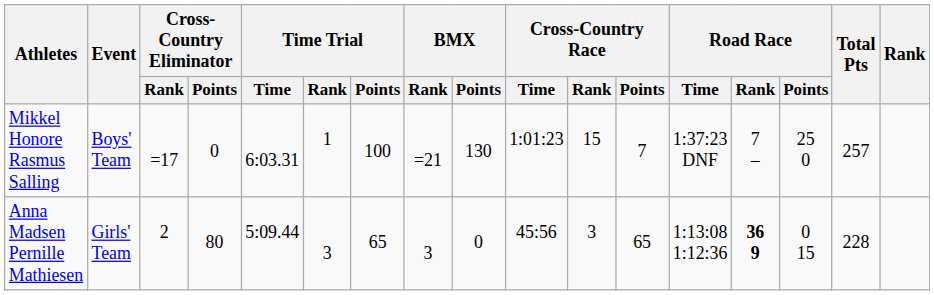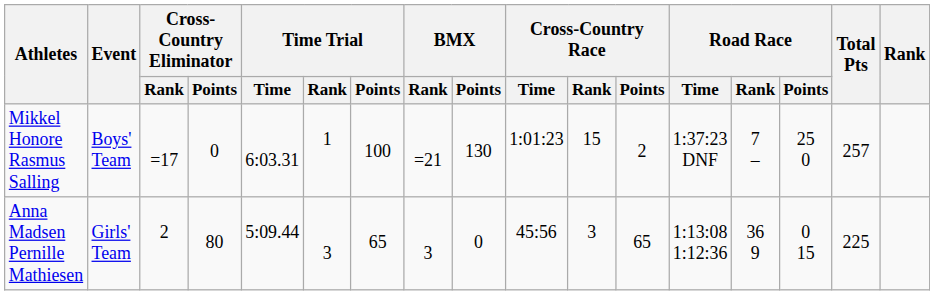(642, 150) 7 -> (642, 150) 2
(755, 243) bold -> (755, 243) normal
(856, 243) 228 -> (856, 243) 225
